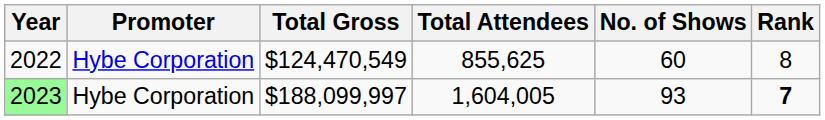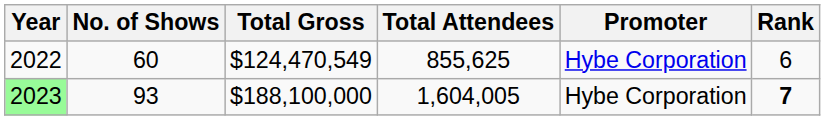columns swapped: (163, 22) <-> (673, 22)
(786, 59) 8 -> (786, 59) 6
(336, 96) $188,099,997 -> (301, 96) $188,100,000
